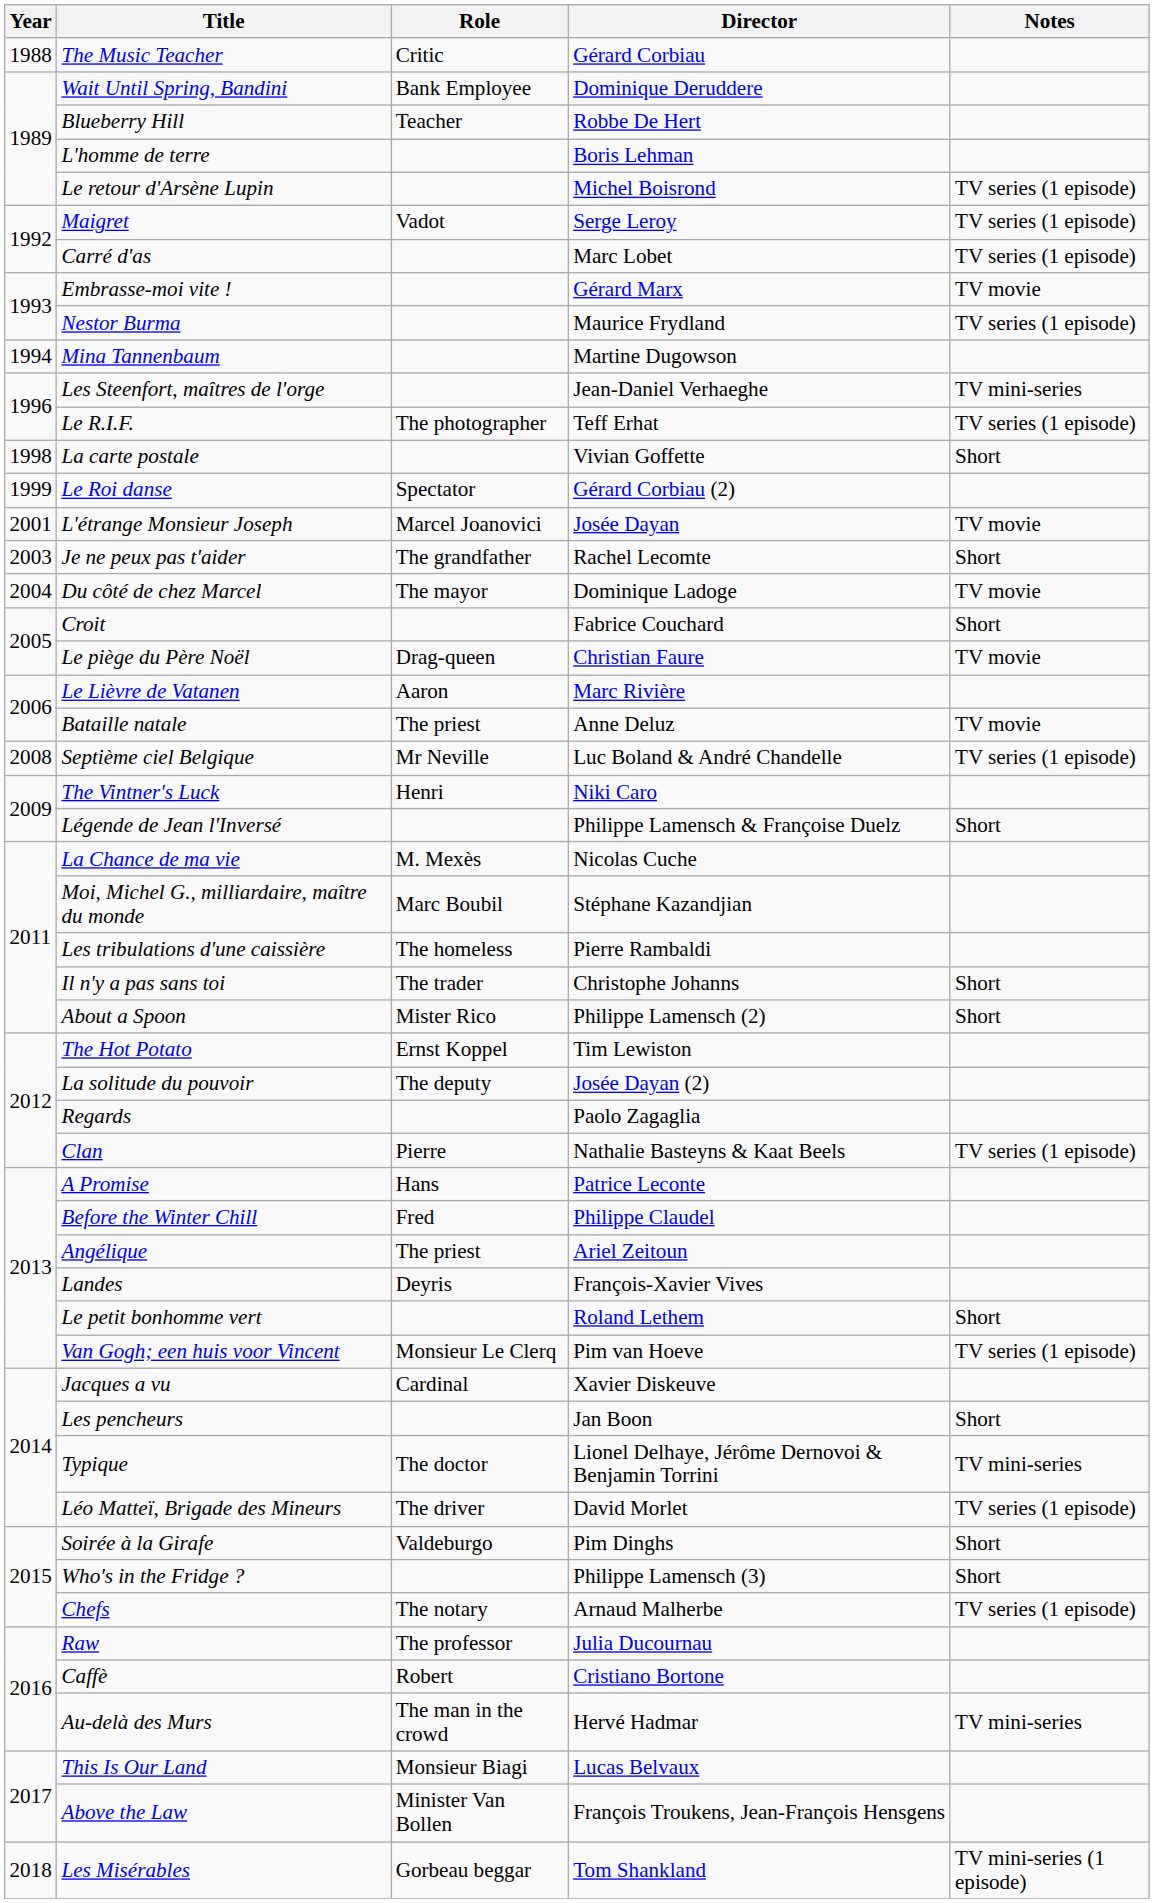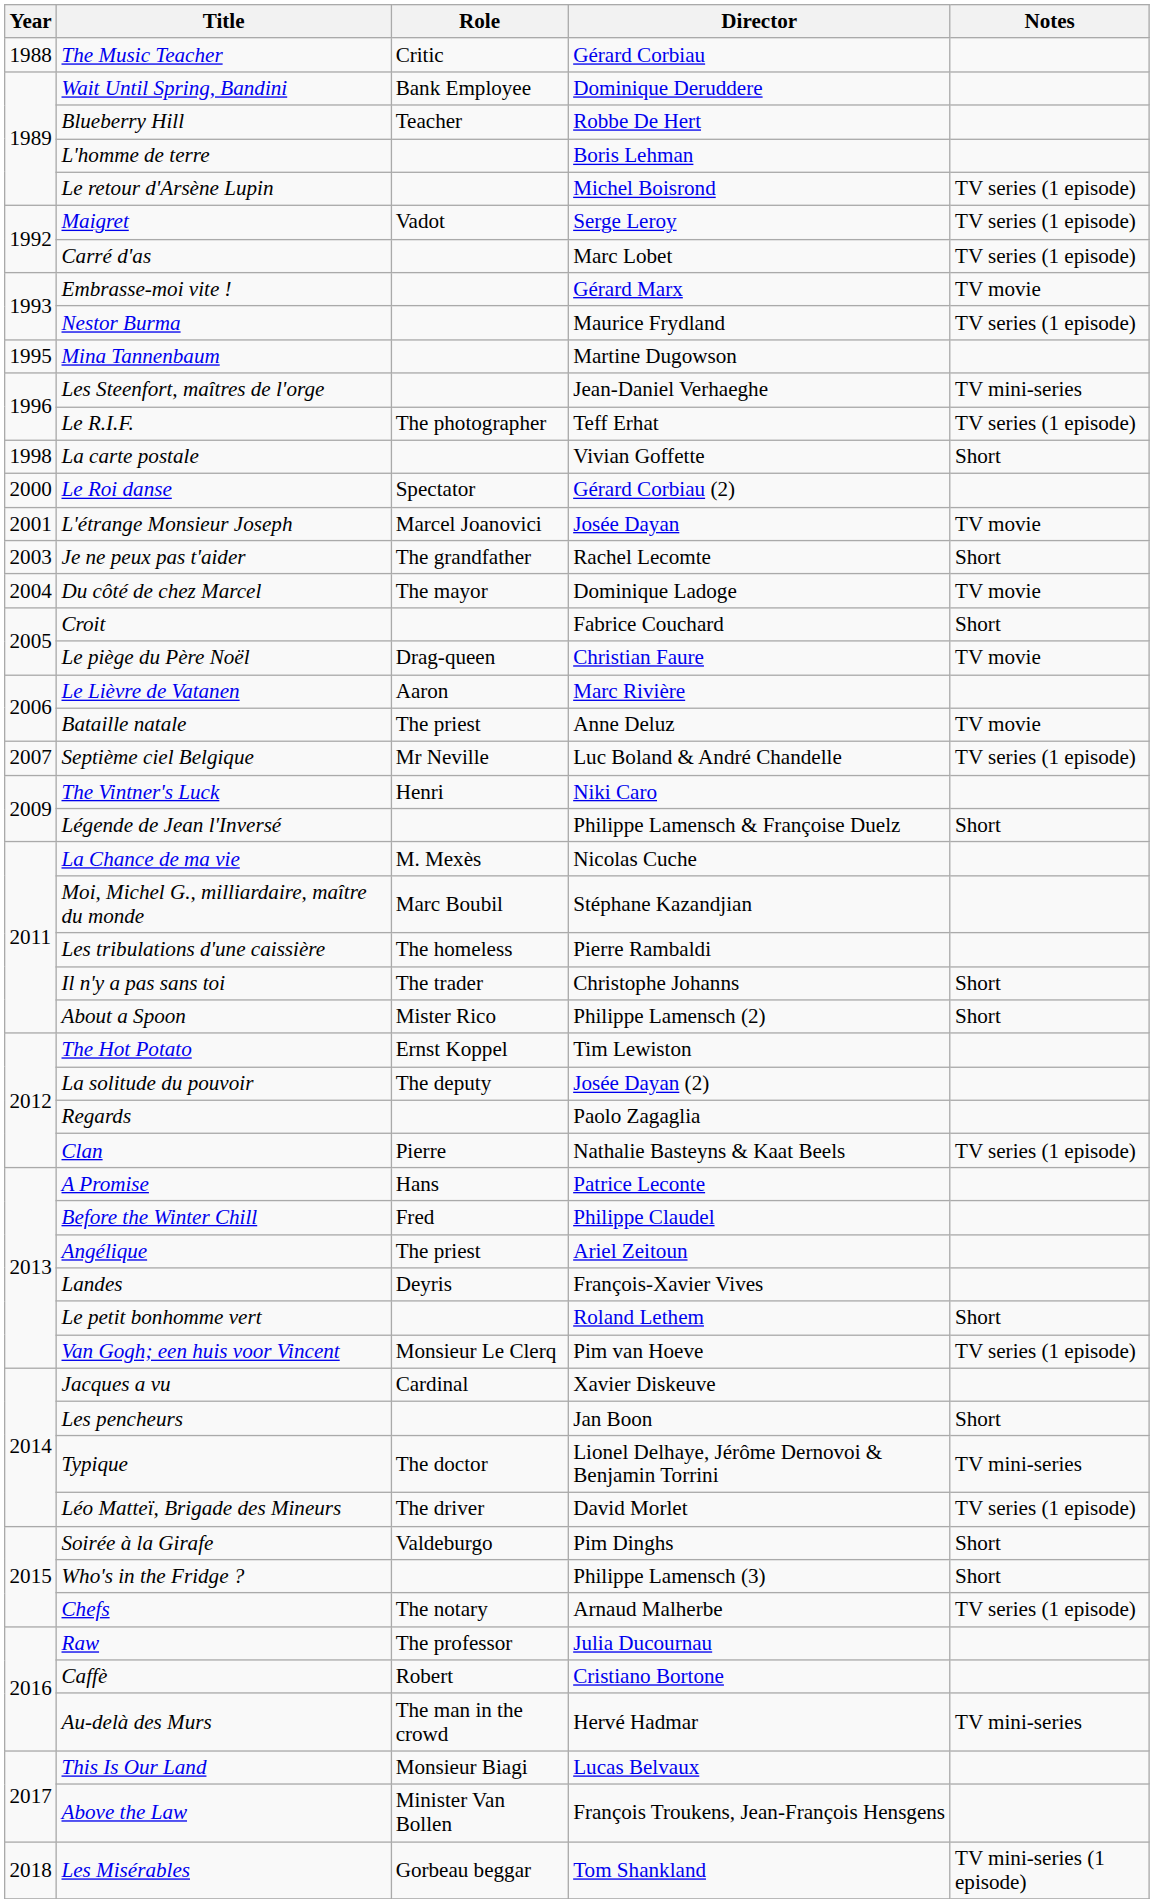(31, 356) 1994 -> (31, 356) 1995
(31, 490) 1999 -> (31, 490) 2000
(31, 758) 2008 -> (31, 758) 2007
